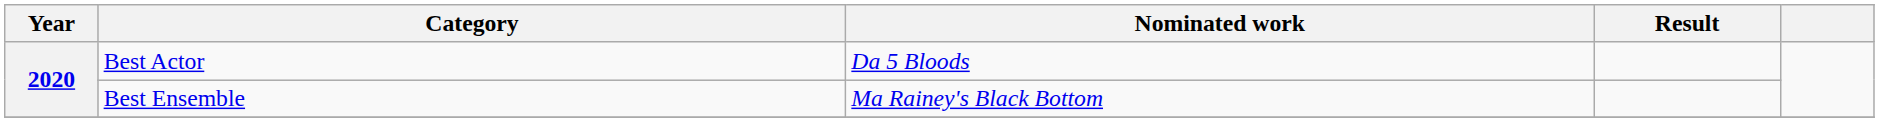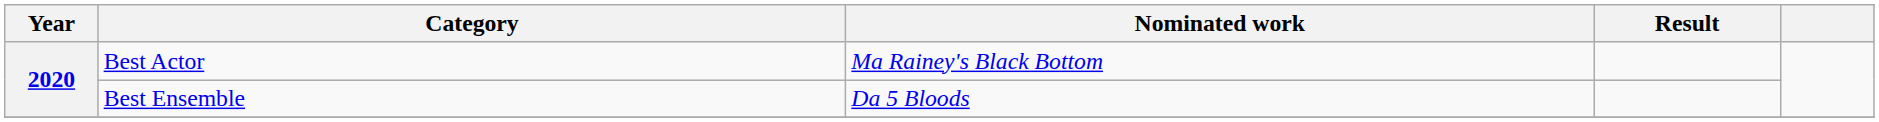(911, 60) Da 5 Bloods -> (977, 60) Ma Rainey's Black Bottom
(977, 98) Ma Rainey's Black Bottom -> (911, 98) Da 5 Bloods
